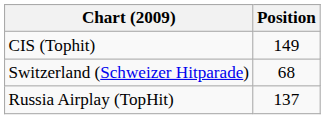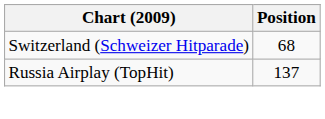- row: (52, 45)
